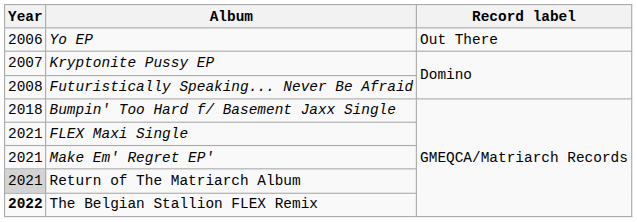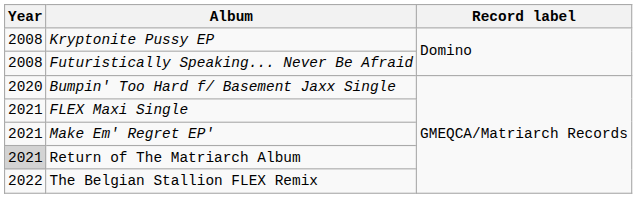- row: (71, 40)
(25, 63) 2007 -> (25, 40) 2008
(25, 110) 2018 -> (25, 87) 2020
(25, 204) bold -> (25, 181) normal
